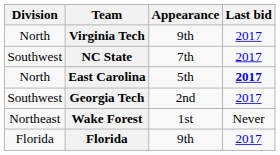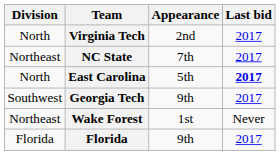(185, 35) 9th -> (185, 35) 2nd
(35, 56) Southwest -> (35, 56) Northeast
(185, 98) 2nd -> (185, 98) 9th
